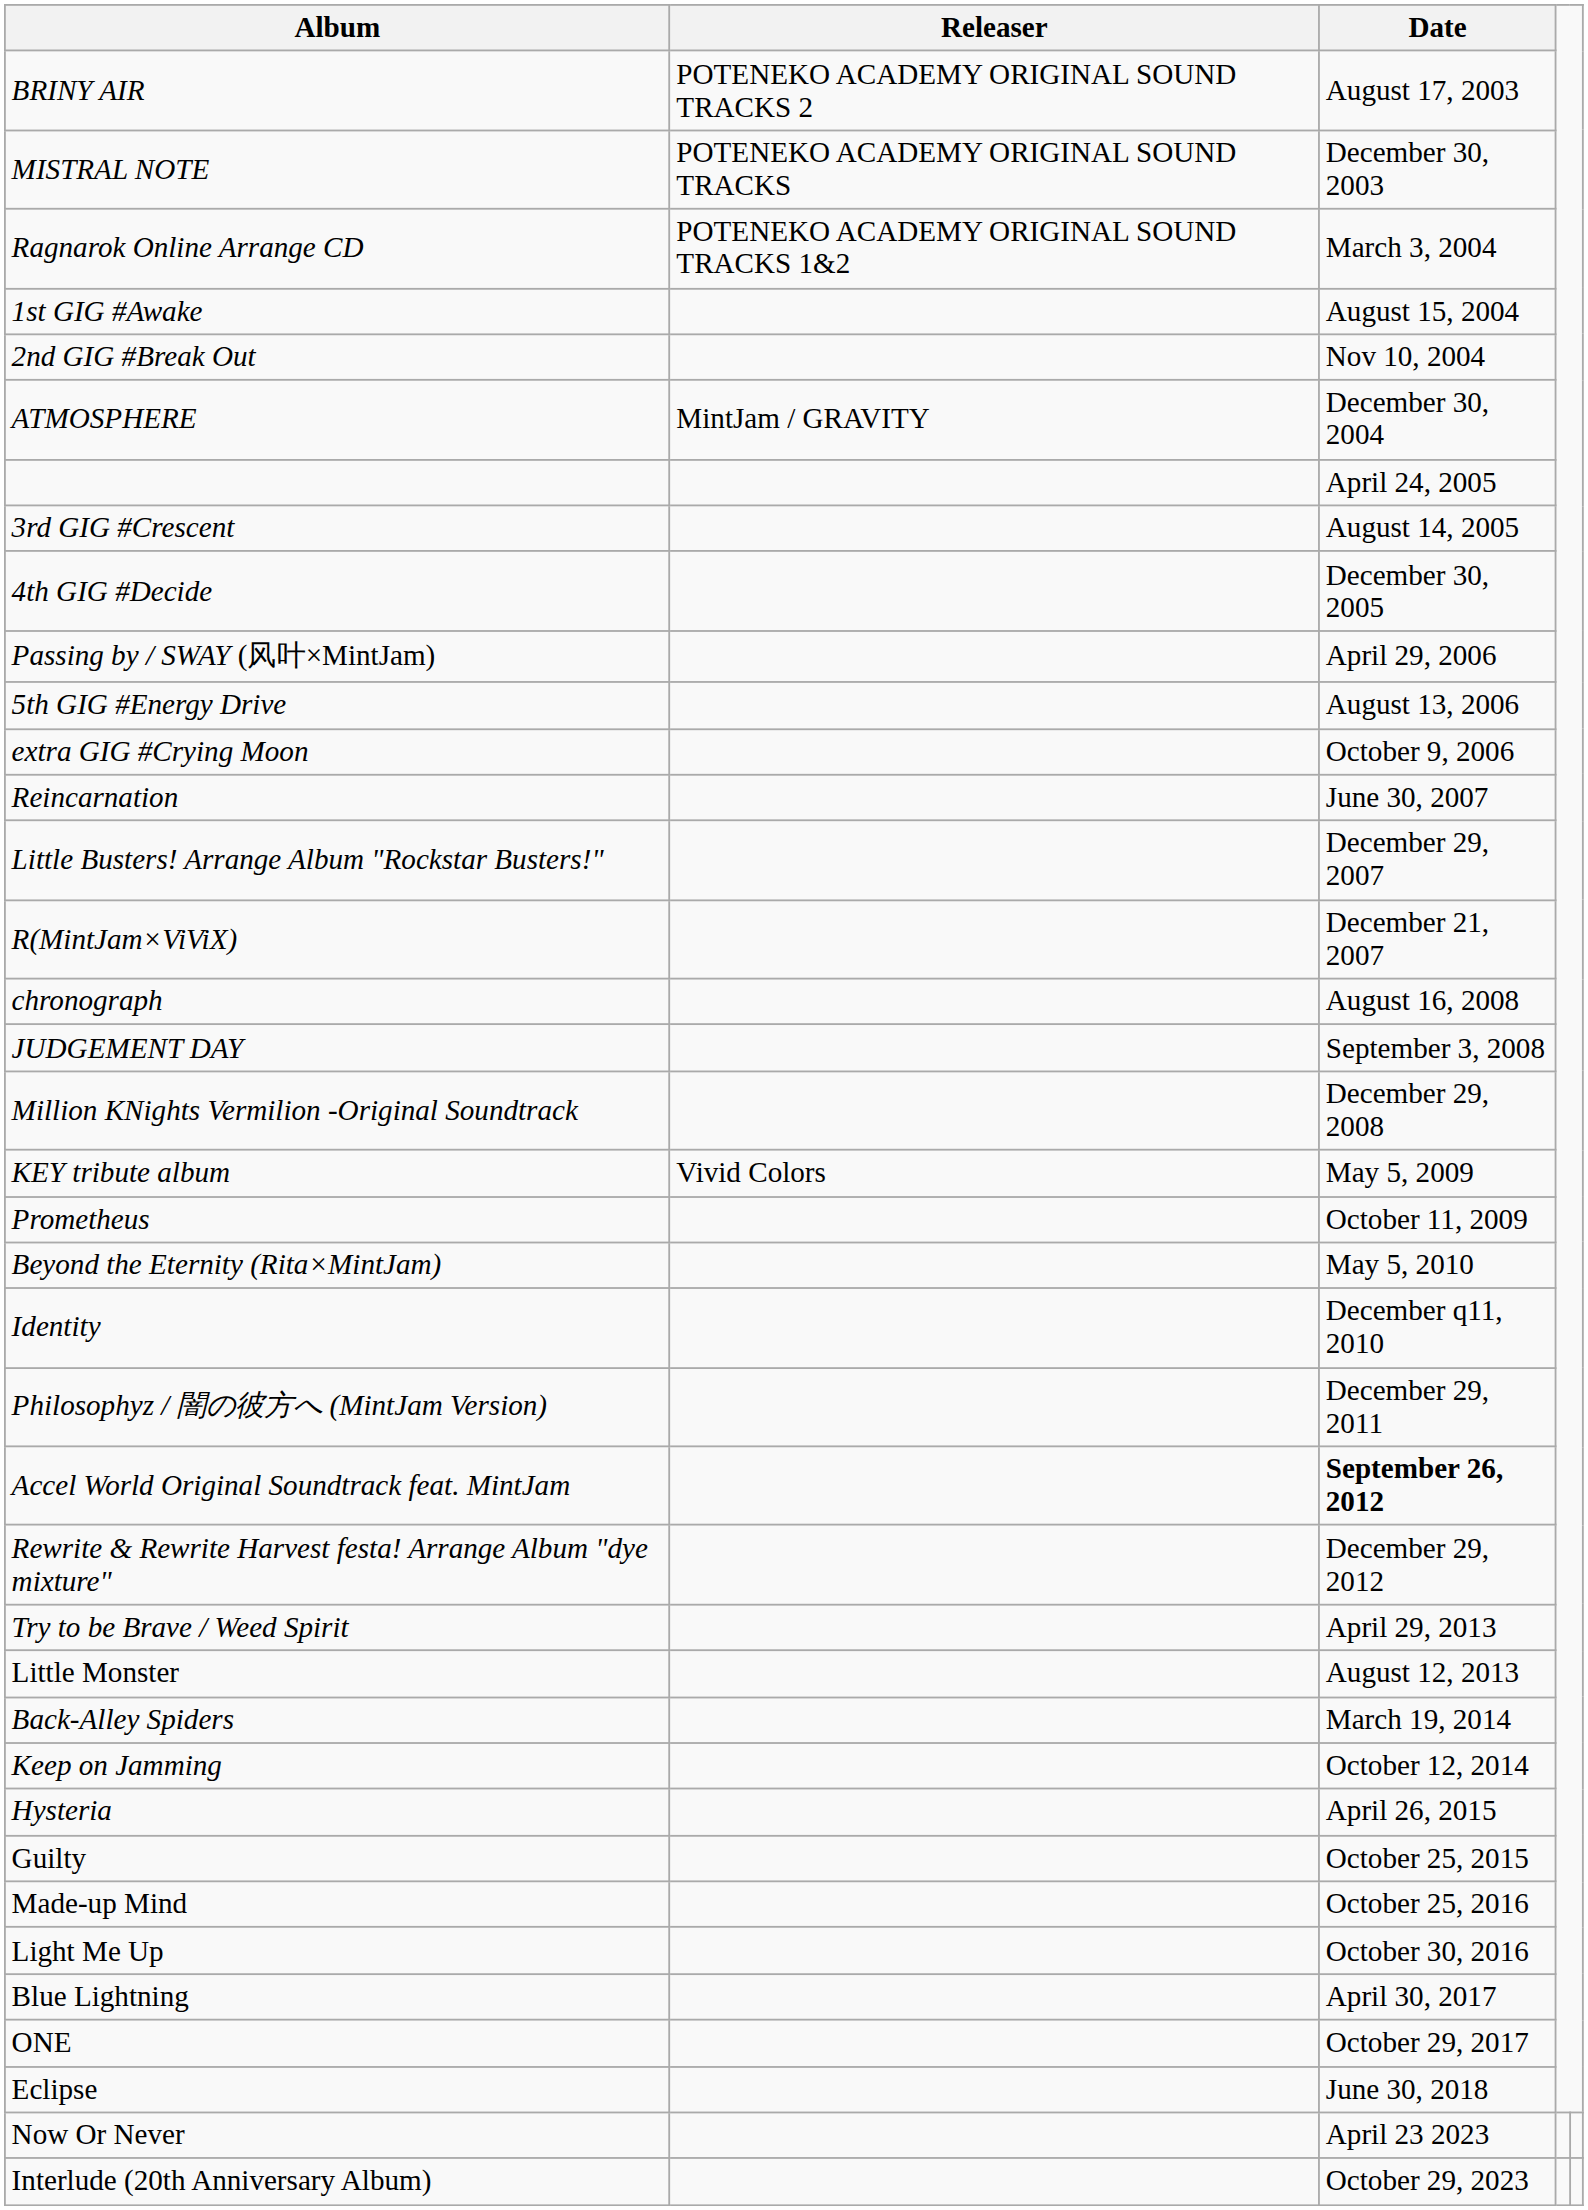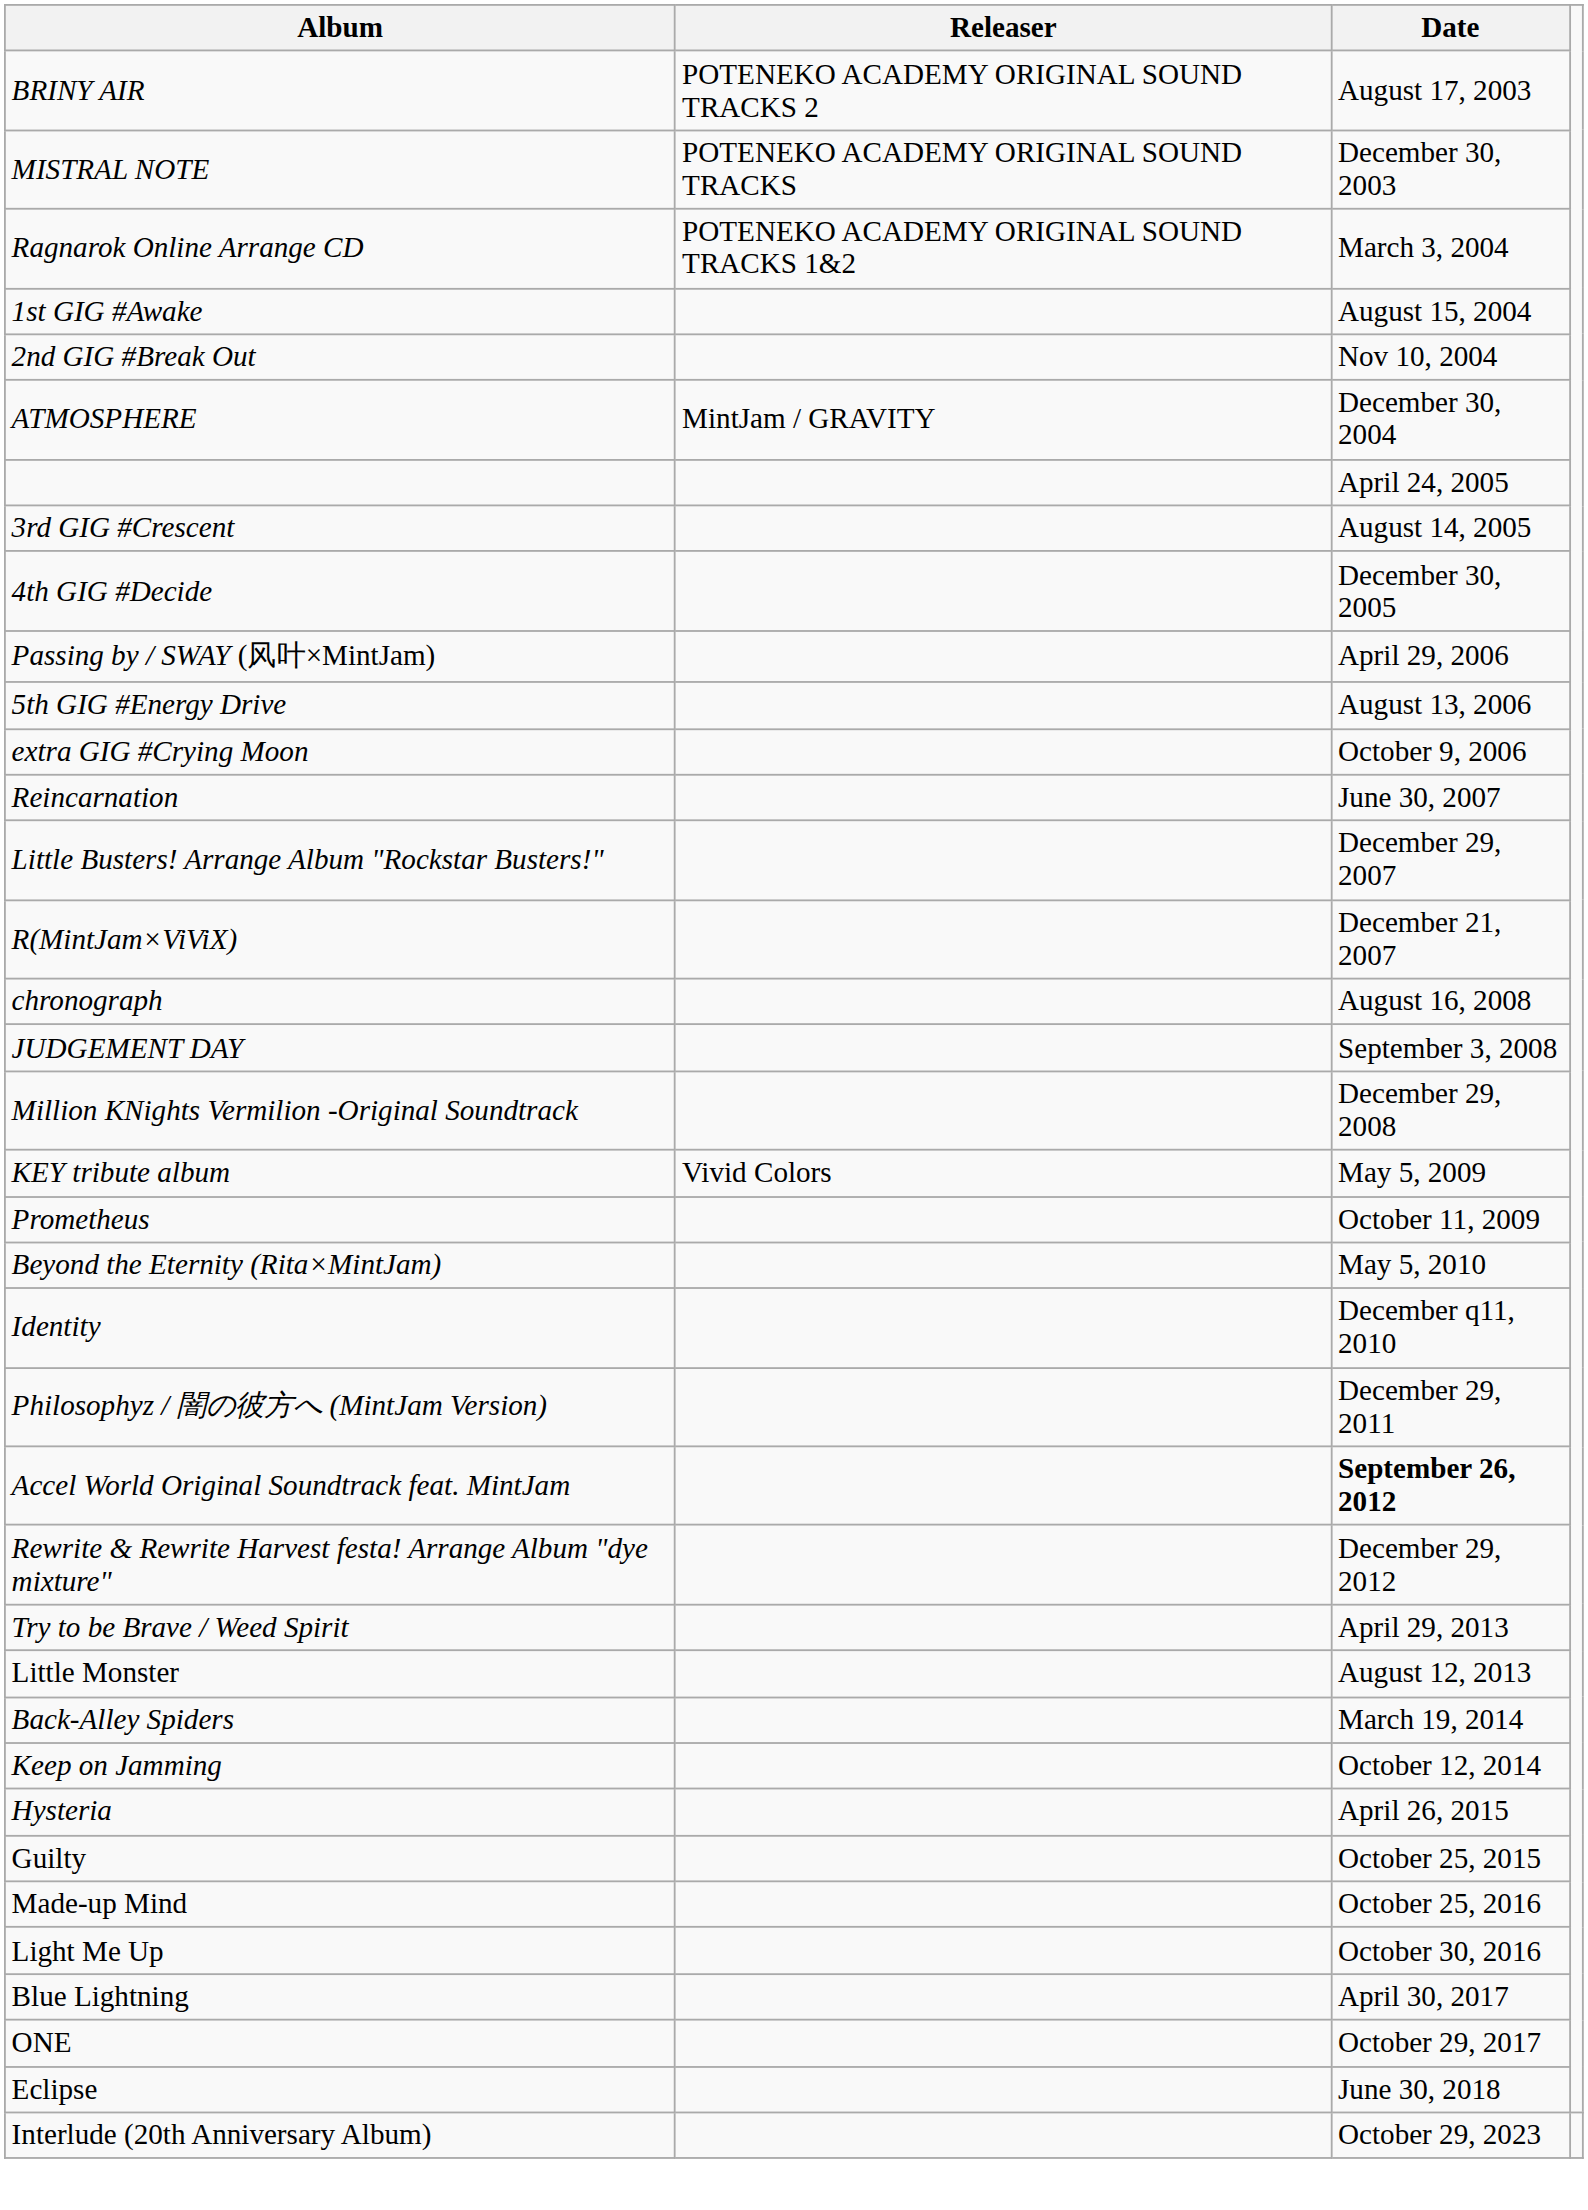- row: (98, 2134)
